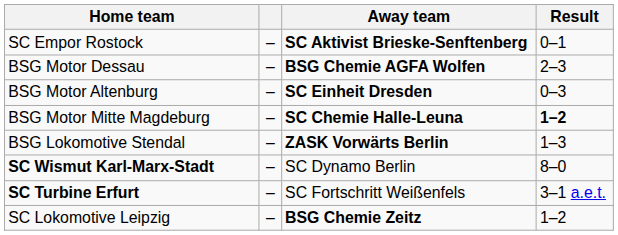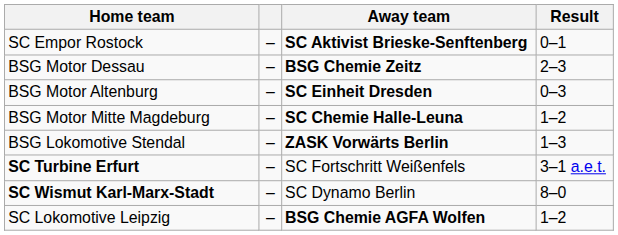(385, 67) BSG Chemie AGFA Wolfen -> (353, 67) BSG Chemie Zeitz
(553, 117) bold -> (553, 117) normal
rows swapped: (111, 167) <-> (74, 192)
(353, 218) BSG Chemie Zeitz -> (385, 218) BSG Chemie AGFA Wolfen
